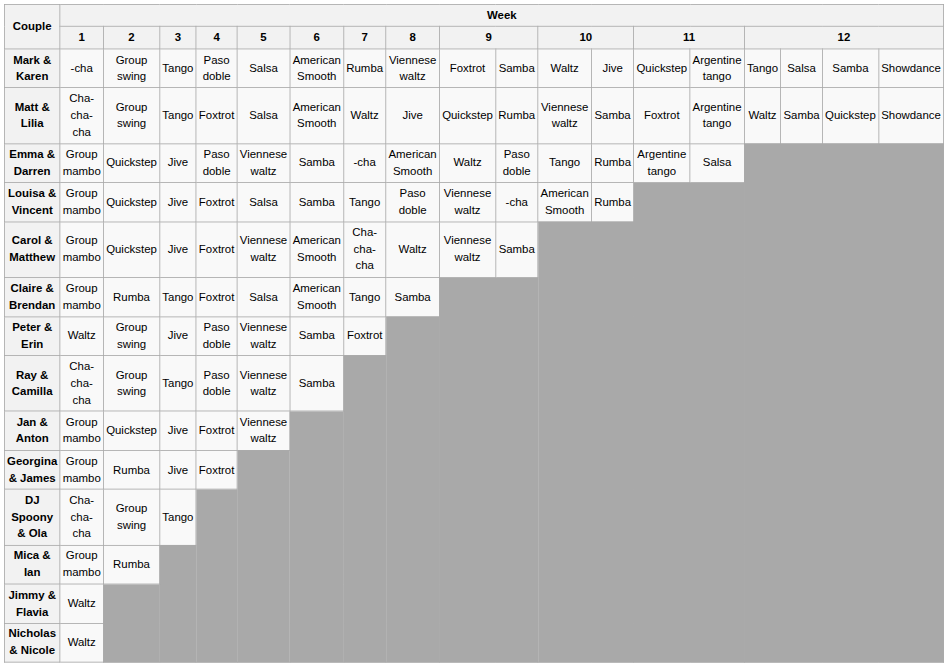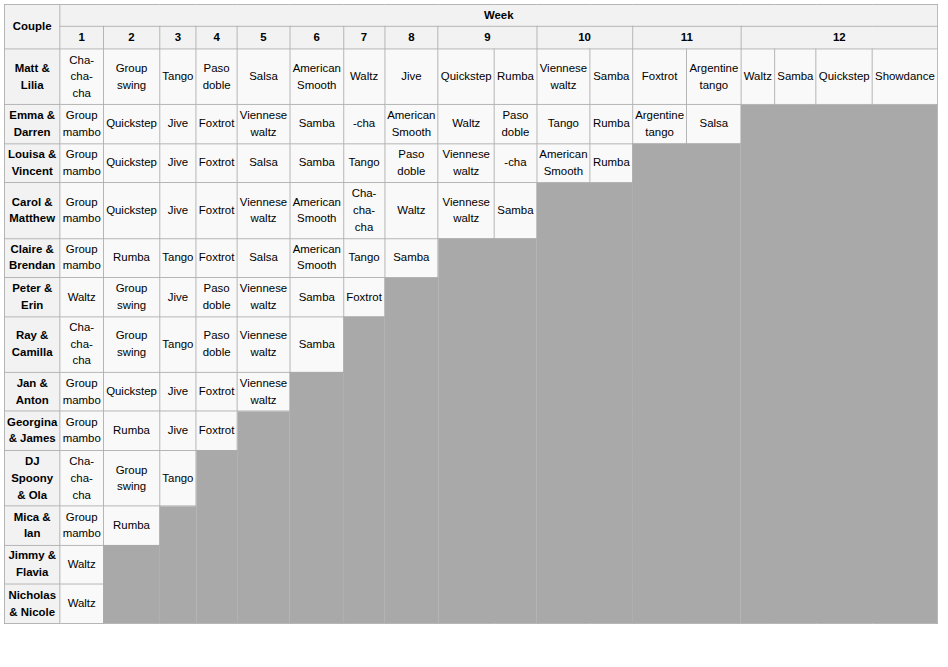- row: (32, 68)
(217, 115) Foxtrot -> (217, 76) Paso doble
(217, 162) Paso doble -> (217, 123) Foxtrot
